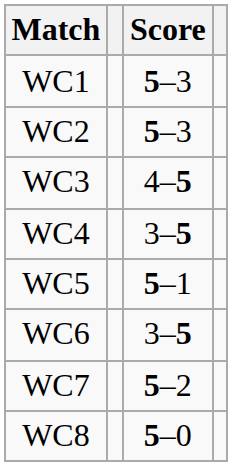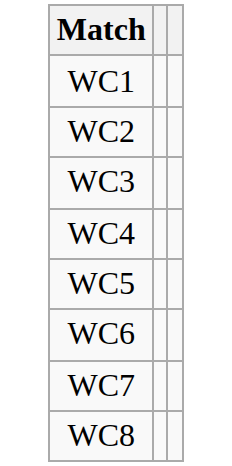- column: (168, 29)
